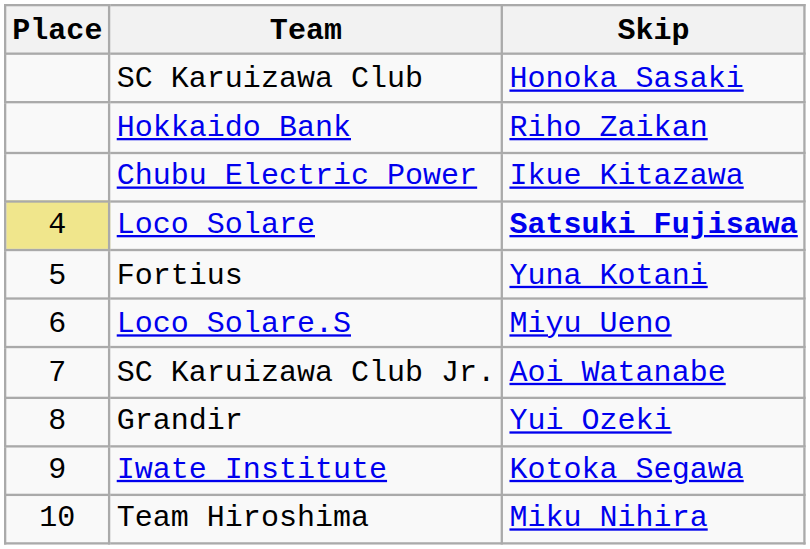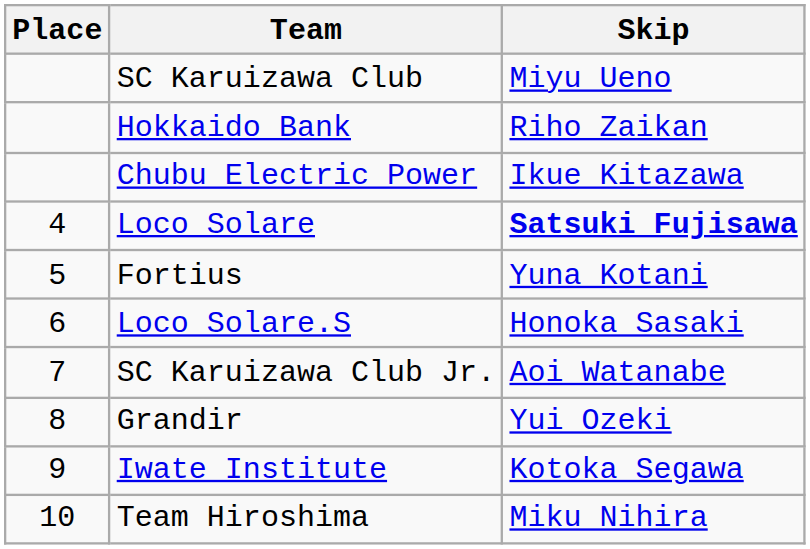(627, 79) Honoka Sasaki -> (591, 79) Miyu Ueno
(57, 225) khaki background -> (57, 225) no background
(591, 323) Miyu Ueno -> (627, 323) Honoka Sasaki
